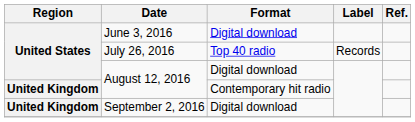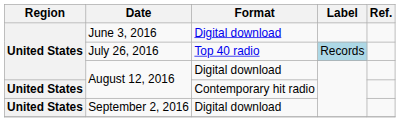(358, 51) no background -> (342, 51) lightblue background
(53, 88) United Kingdom -> (45, 88) United States
(53, 107) United Kingdom -> (45, 107) United States
